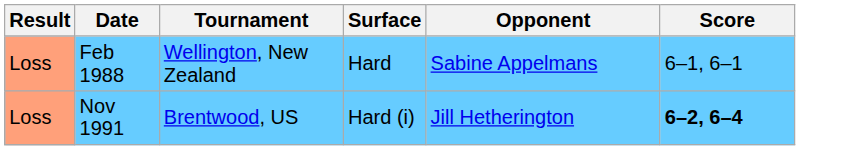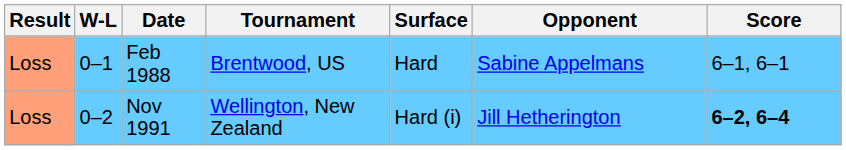+ column: (98, 20)
(236, 63) Wellington, New Zealand -> (278, 63) Brentwood, US
(231, 117) Brentwood, US -> (282, 117) Wellington, New Zealand
